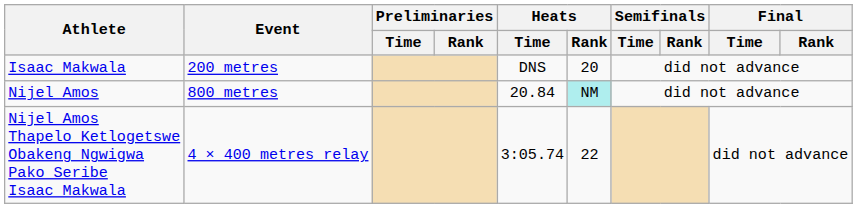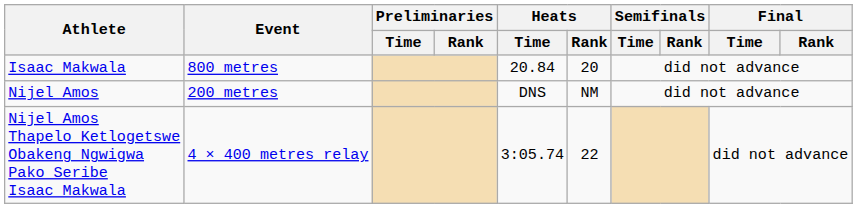(233, 68) 200 metres -> (233, 68) 800 metres
(532, 68) DNS -> (532, 68) 20.84
(233, 93) 800 metres -> (233, 93) 200 metres
(532, 93) 20.84 -> (532, 93) DNS
(589, 93) paleturquoise background -> (589, 93) no background
